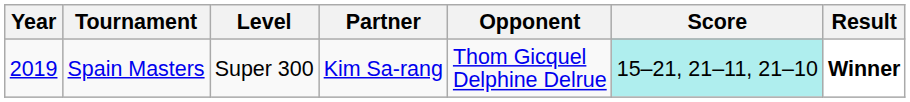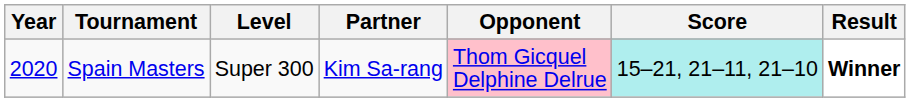(34, 68) 2019 -> (34, 68) 2020
(530, 68) no background -> (530, 68) pink background
